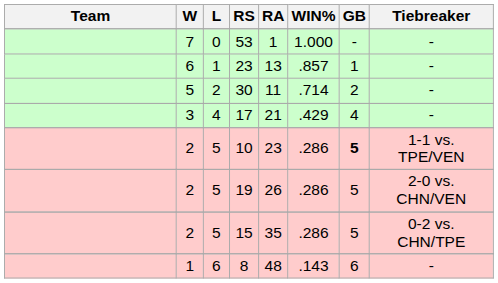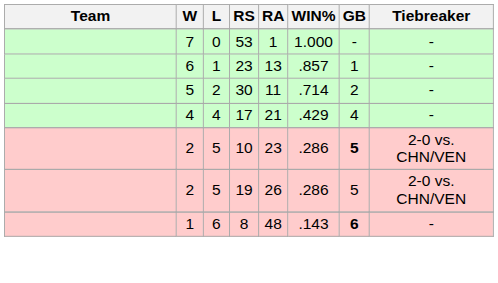(190, 115) 3 -> (190, 115) 4
(431, 148) 1-1 vs. TPE/VEN -> (431, 148) 2-0 vs. CHN/VEN
- row: (244, 232)
(354, 266) normal -> (354, 224) bold
